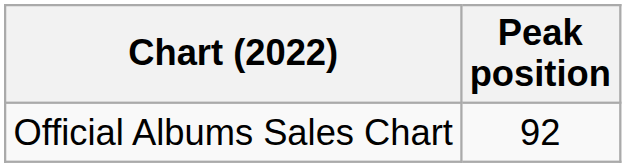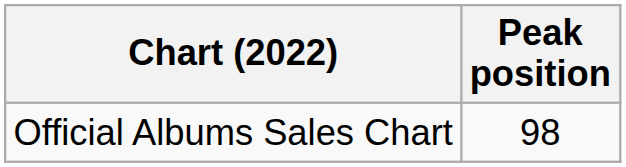(540, 131) 92 -> (540, 131) 98
